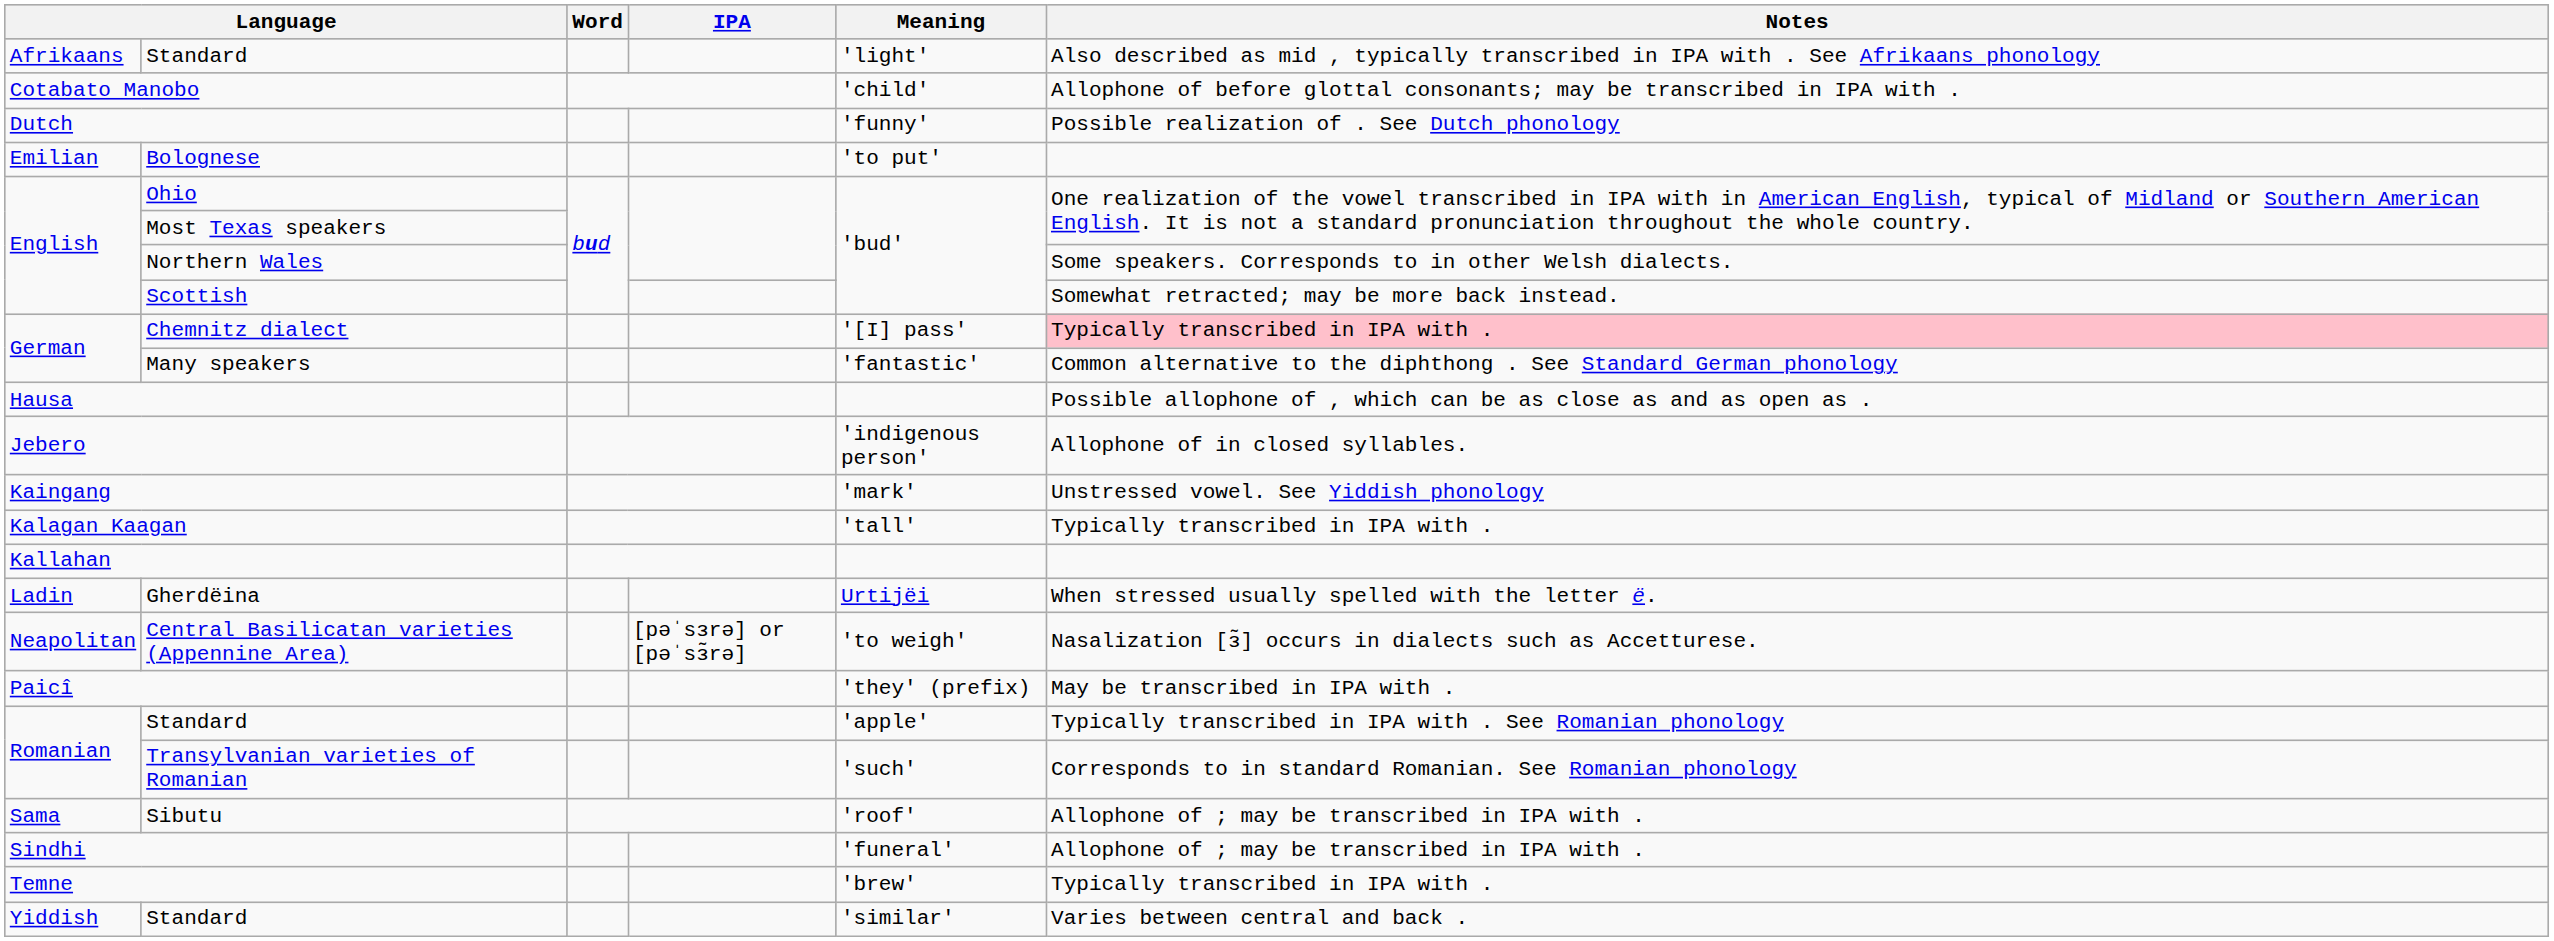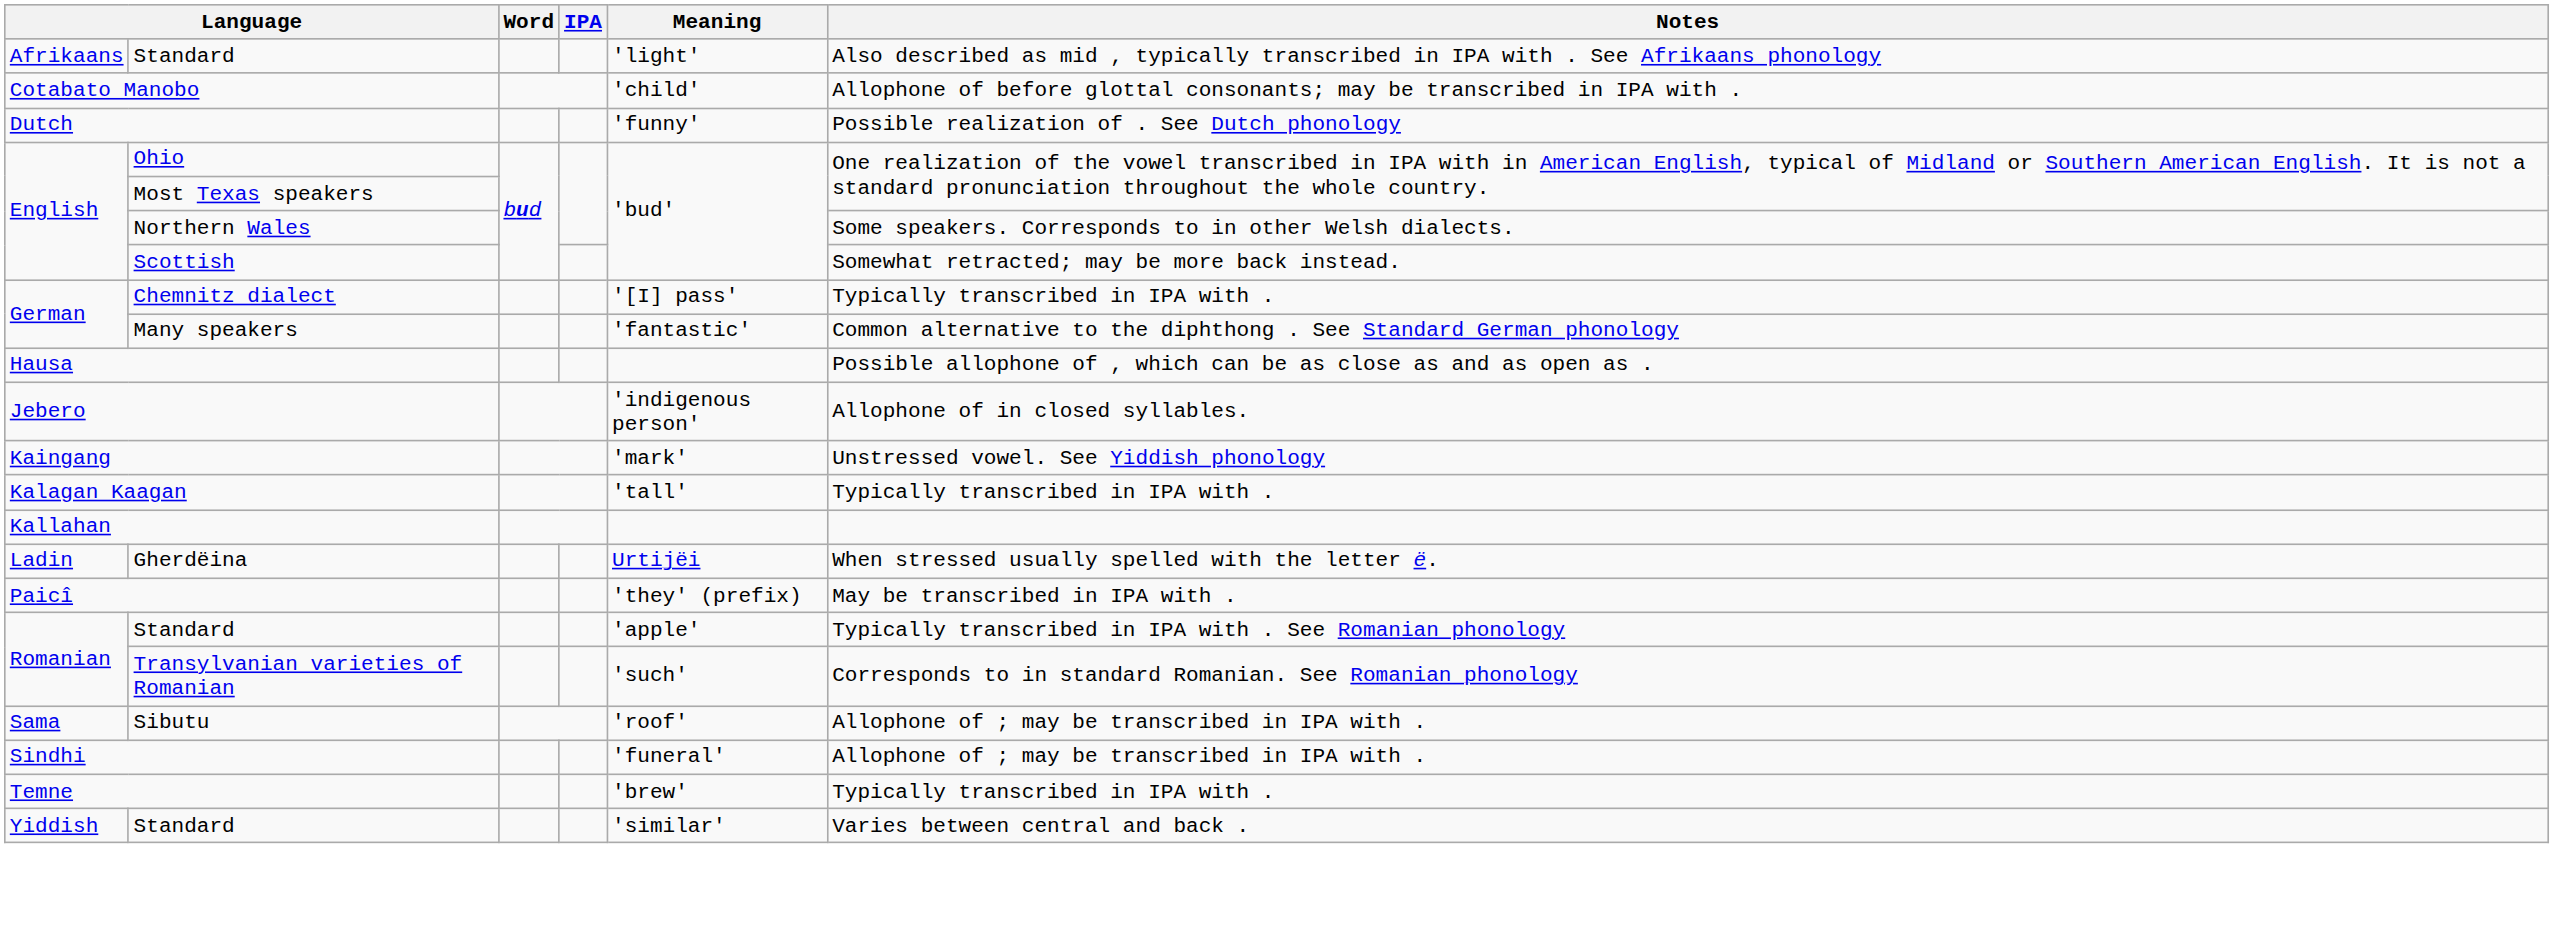- row: (54, 159)
(1272, 331) pink background -> (1053, 297) no background
- row: (73, 642)
